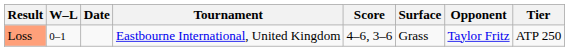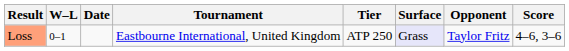columns swapped: (539, 14) <-> (369, 14)
(413, 35) no background -> (413, 35) lavender background
